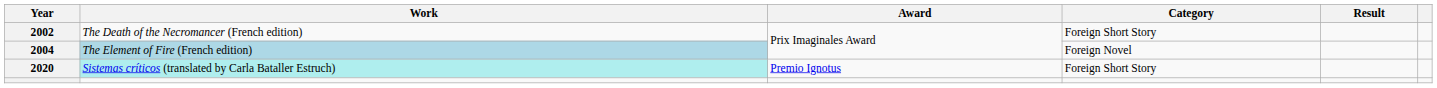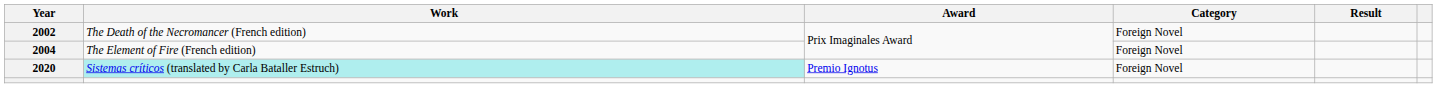(1111, 31) Foreign Short Story -> (1149, 31) Foreign Novel
(167, 50) lightblue background -> (171, 50) no background
(1111, 68) Foreign Short Story -> (1149, 68) Foreign Novel
